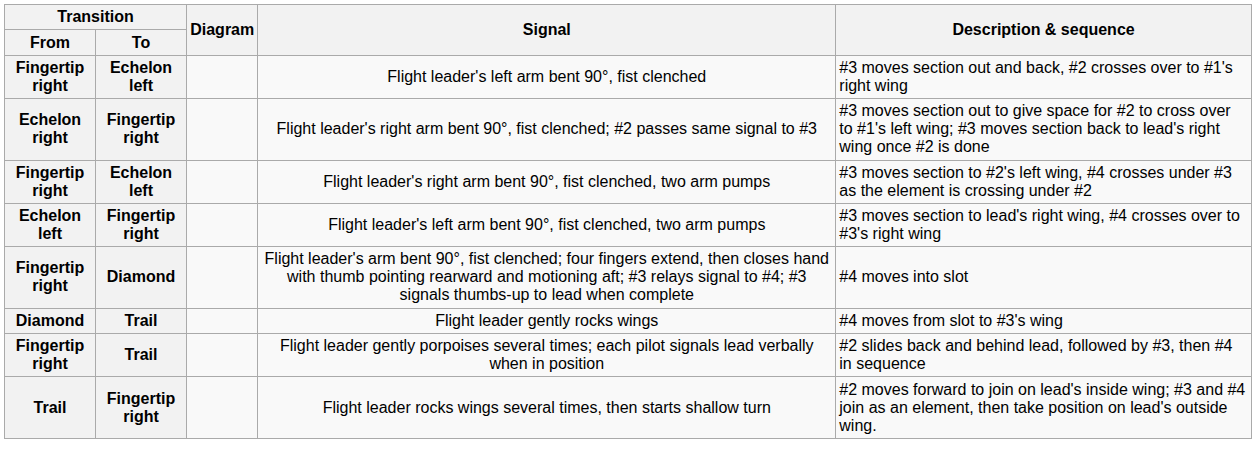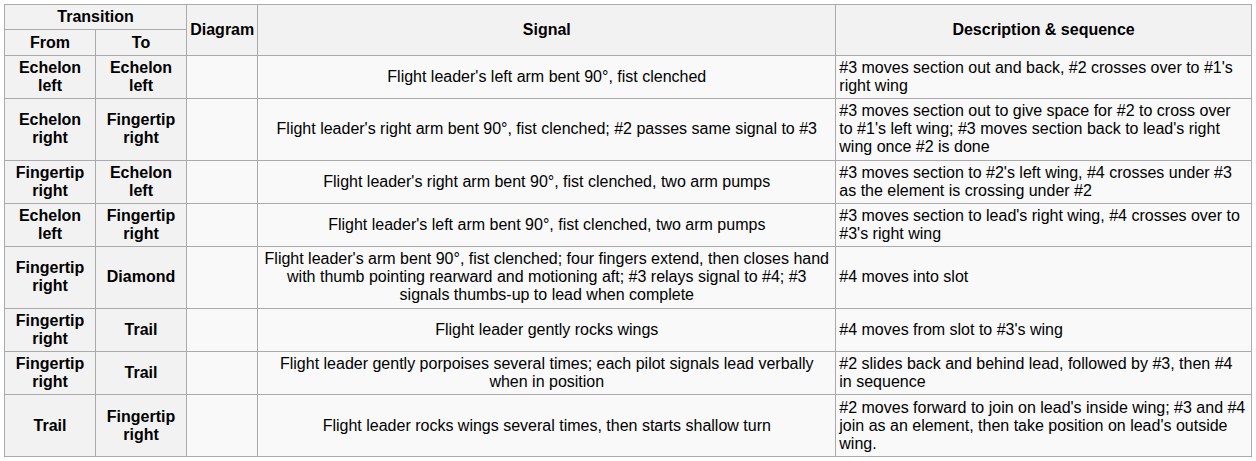(50, 76) Fingertip right -> (50, 76) Echelon left
(50, 320) Diamond -> (50, 329) Fingertip right
